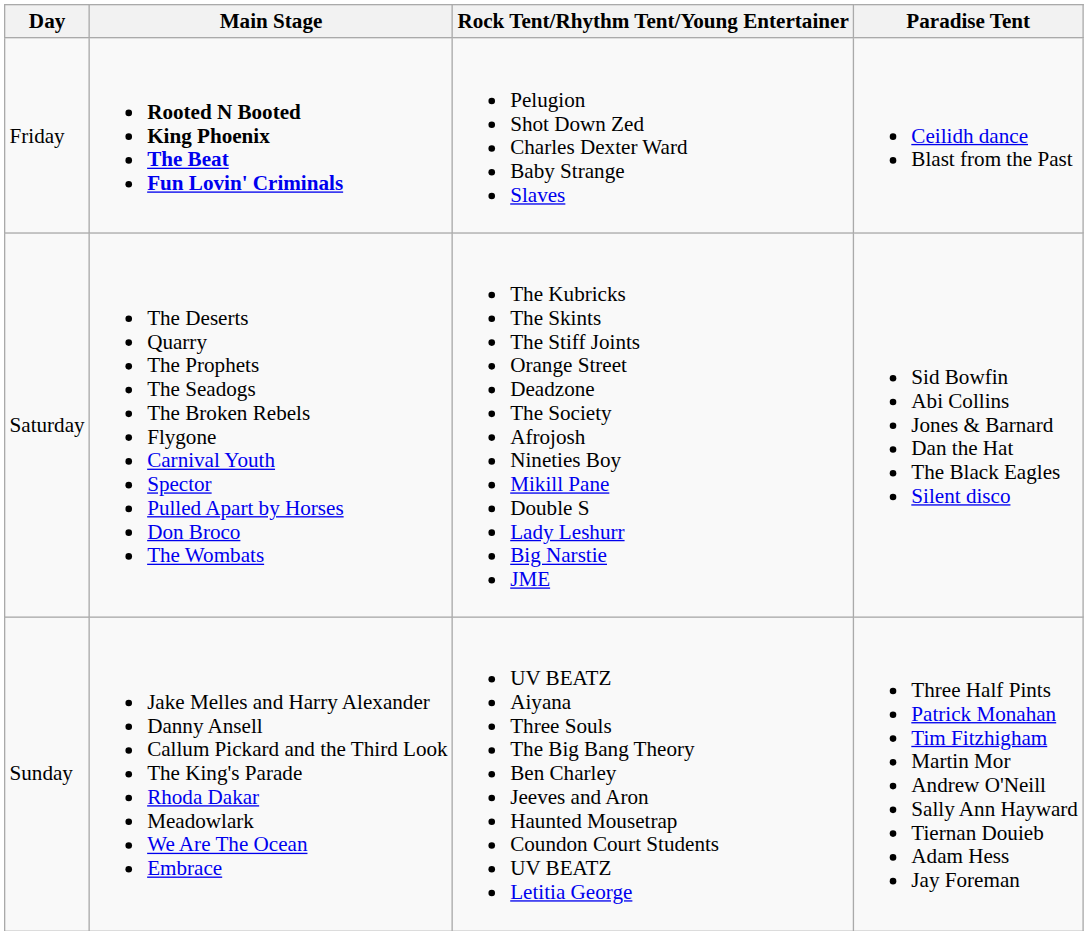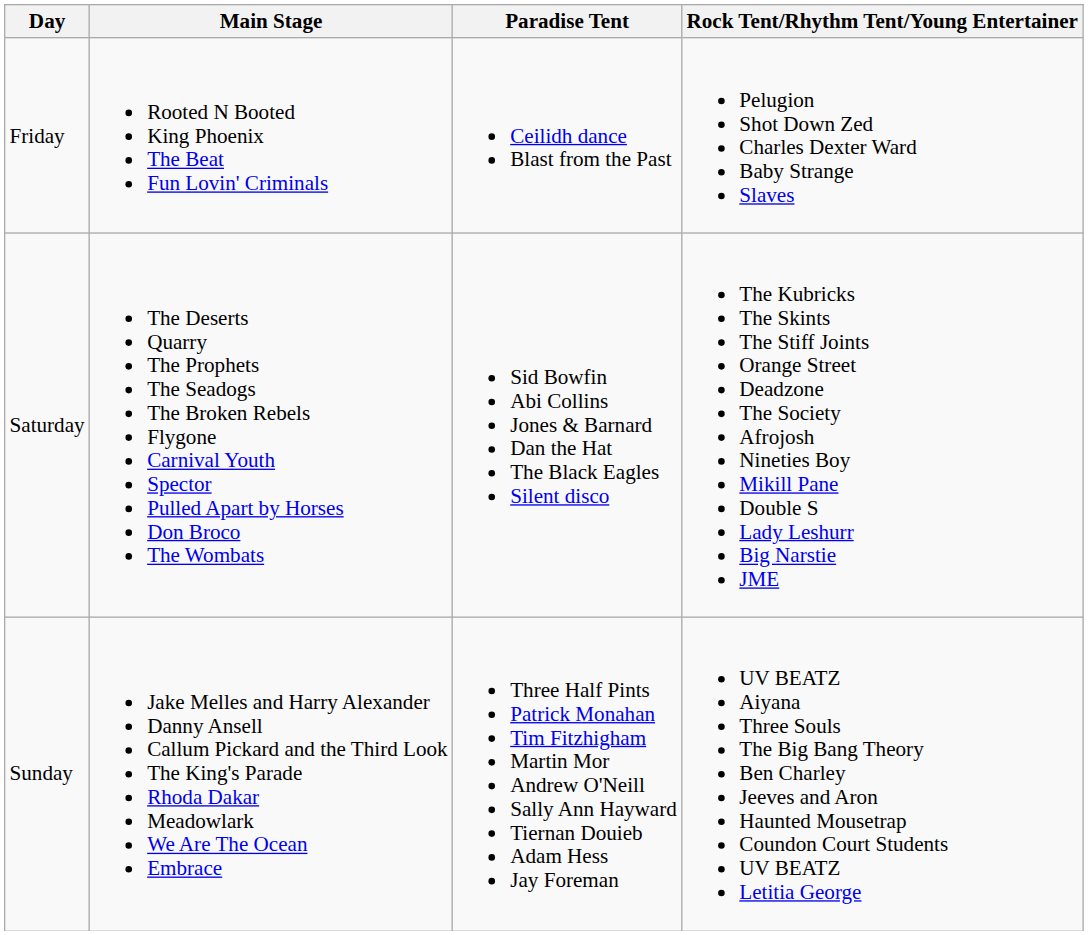columns swapped: (653, 21) <-> (968, 21)
(271, 147) bold -> (271, 147) normal
